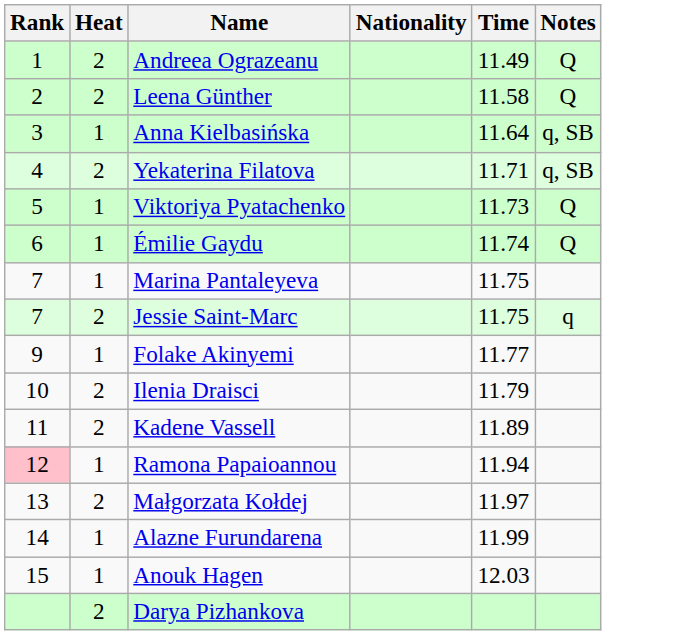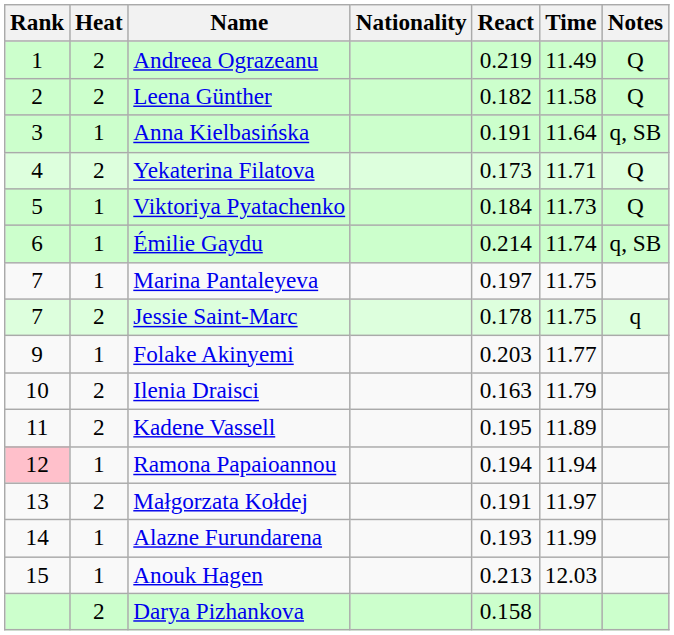+ column: (506, 22)
(568, 170) q, SB -> (635, 170) Q
(568, 243) Q -> (635, 243) q, SB
